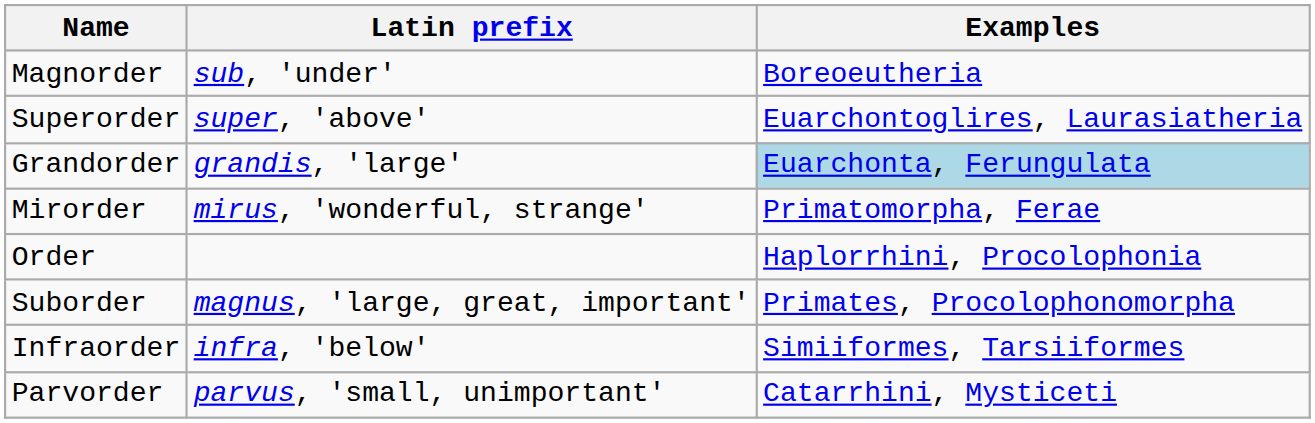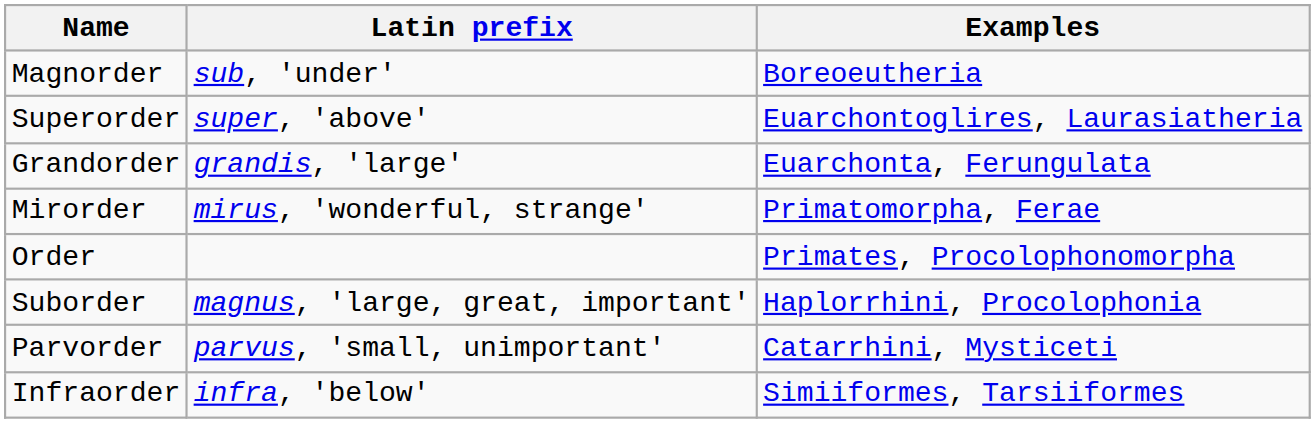(957, 165) lightblue background -> (957, 165) no background
(982, 257) Haplorrhini, Procolophonia -> (999, 257) Primates, Procolophonomorpha
(999, 303) Primates, Procolophonomorpha -> (982, 303) Haplorrhini, Procolophonia
rows swapped: (96, 348) <-> (88, 394)
